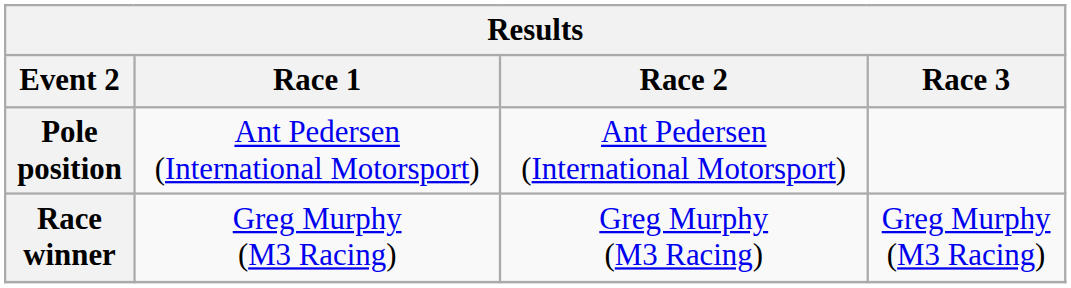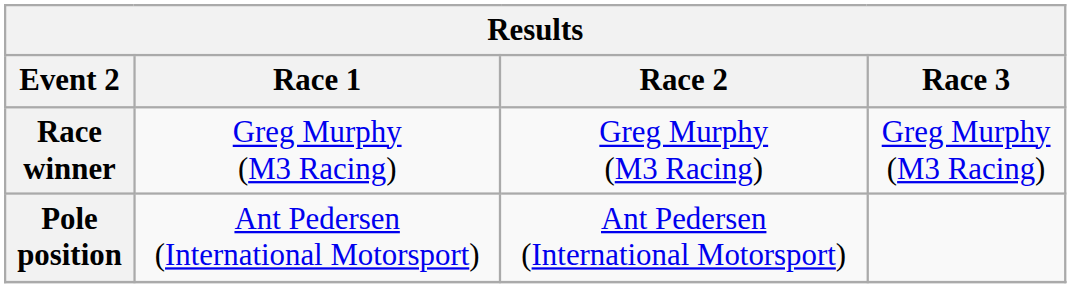rows swapped: (70, 149) <-> (70, 236)
